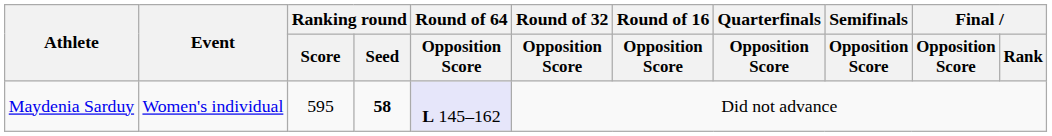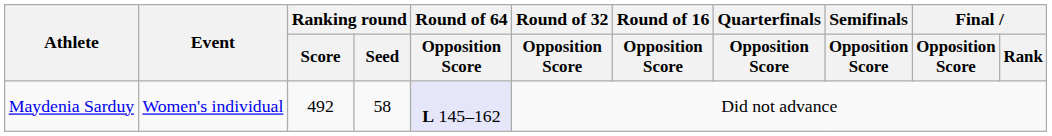(321, 106) 595 -> (321, 106) 492
(382, 106) bold -> (382, 106) normal
